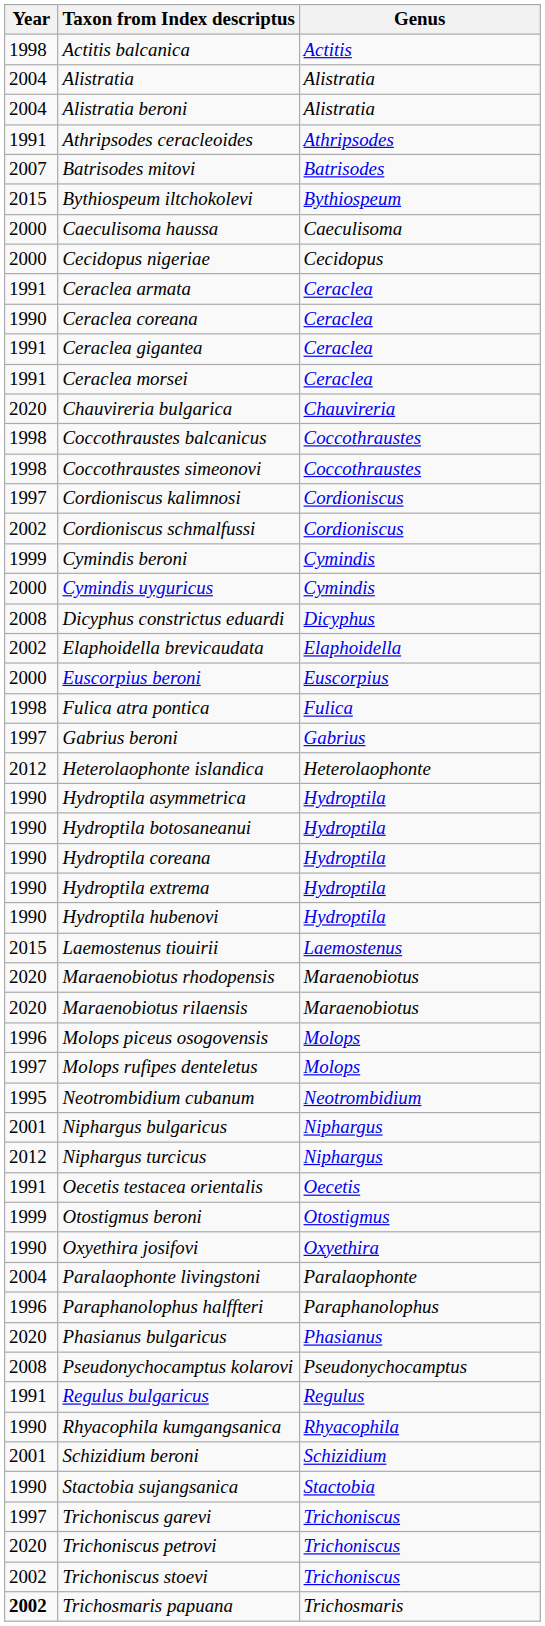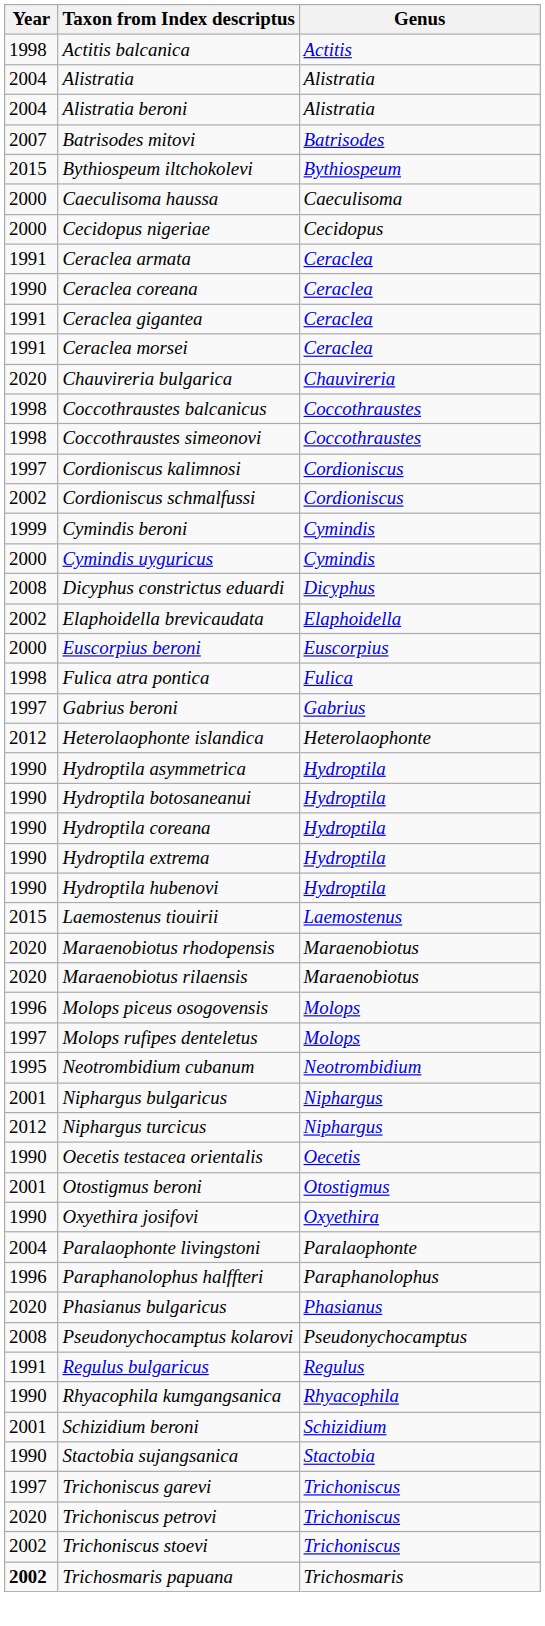- row: (158, 139)
(28, 1187) 1991 -> (28, 1157) 1990
(28, 1217) 1999 -> (28, 1187) 2001
